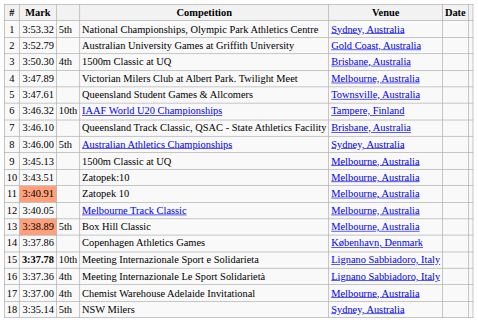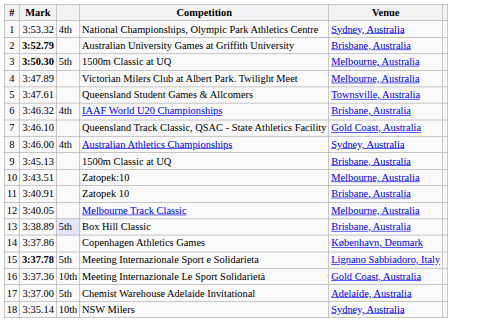- column: (455, 12)
(65, 29) 5th -> (65, 29) 4th
(38, 45) normal -> (38, 45) bold
(376, 45) Gold Coast, Australia -> (371, 45) Brisbane, Australia
(38, 62) normal -> (38, 62) bold
(65, 62) 4th -> (65, 62) 5th
(371, 62) Brisbane, Australia -> (375, 62) Melbourne, Australia
(68, 111) 10th -> (65, 111) 4th
(368, 111) Tampere, Finland -> (371, 111) Brisbane, Australia
(371, 128) Brisbane, Australia -> (376, 128) Gold Coast, Australia
(65, 144) 5th -> (65, 144) 4th
(375, 161) Melbourne, Australia -> (371, 161) Brisbane, Australia
(38, 194) lightsalmon background -> (38, 194) no background
(375, 194) Melbourne, Australia -> (371, 194) Brisbane, Australia
(38, 227) lightsalmon background -> (38, 227) no background
(65, 227) no background -> (65, 227) lavender background
(375, 227) Melbourne, Australia -> (371, 227) Brisbane, Australia
(68, 260) 10th -> (65, 260) 5th
(65, 276) 4th -> (68, 276) 10th
(386, 276) Lignano Sabbiadoro, Italy -> (376, 276) Gold Coast, Australia
(65, 293) 4th -> (65, 293) 5th
(375, 293) Melbourne, Australia -> (371, 293) Adelaide, Australia
(65, 309) 5th -> (68, 309) 10th
